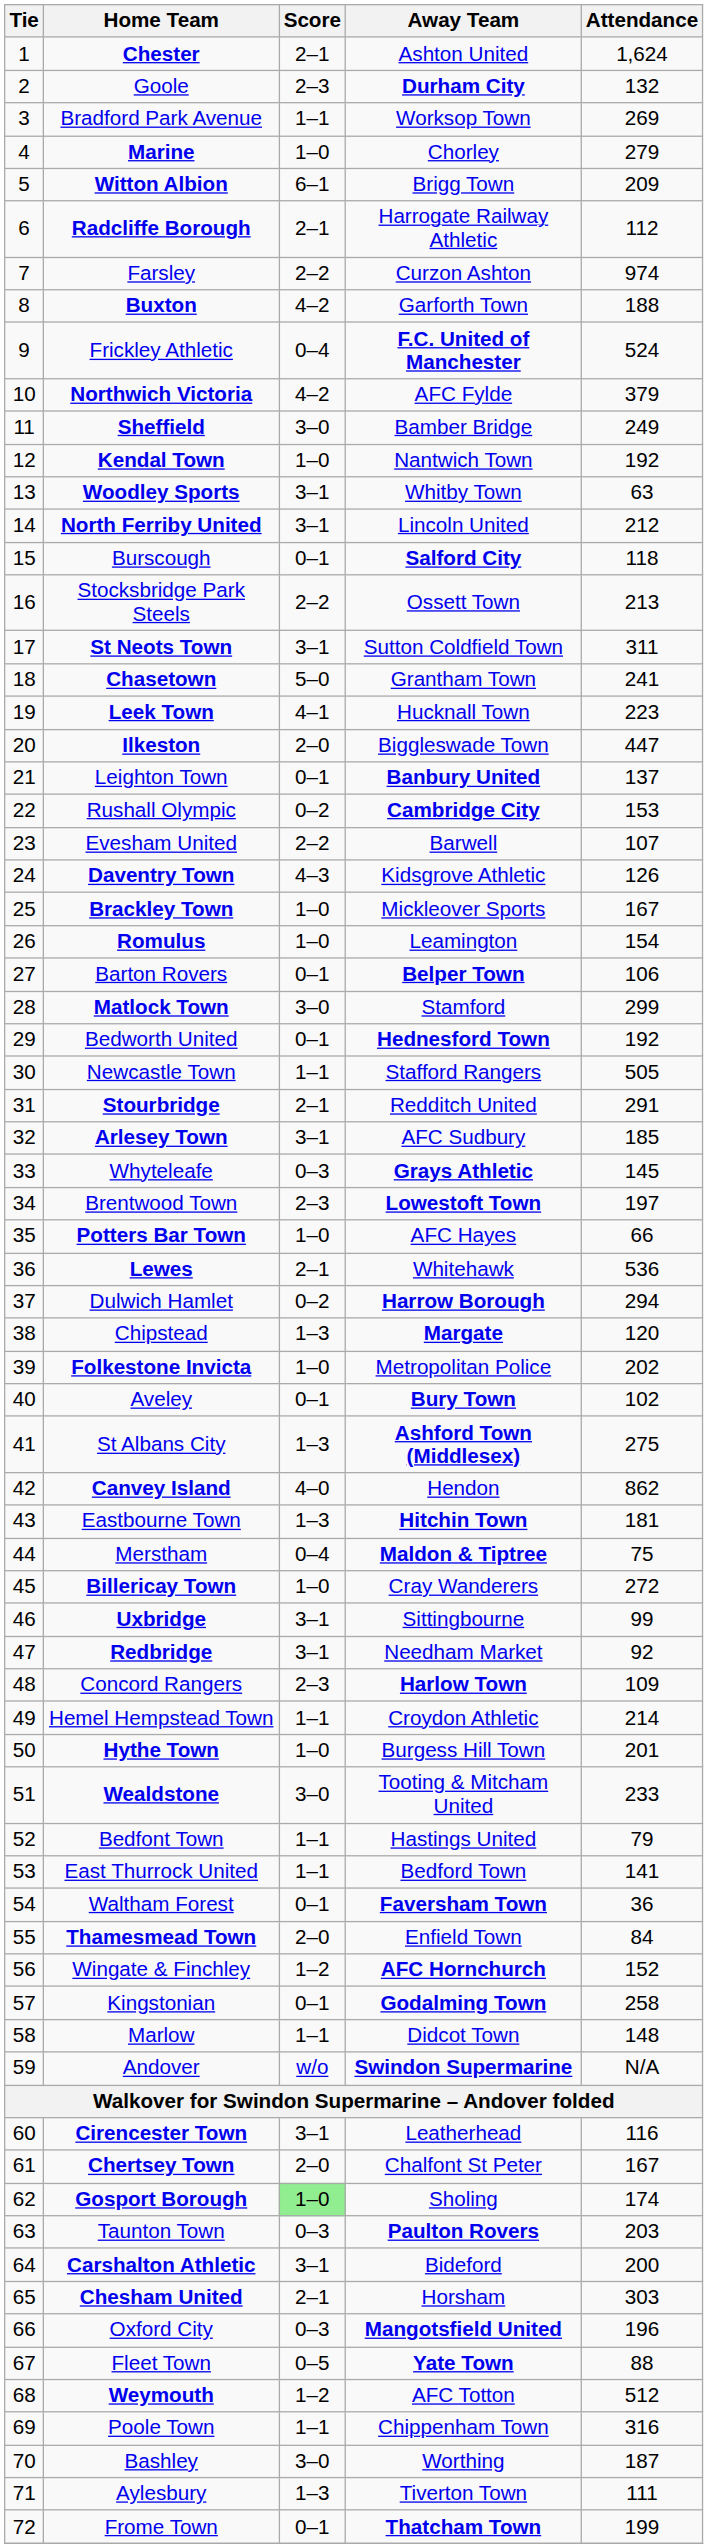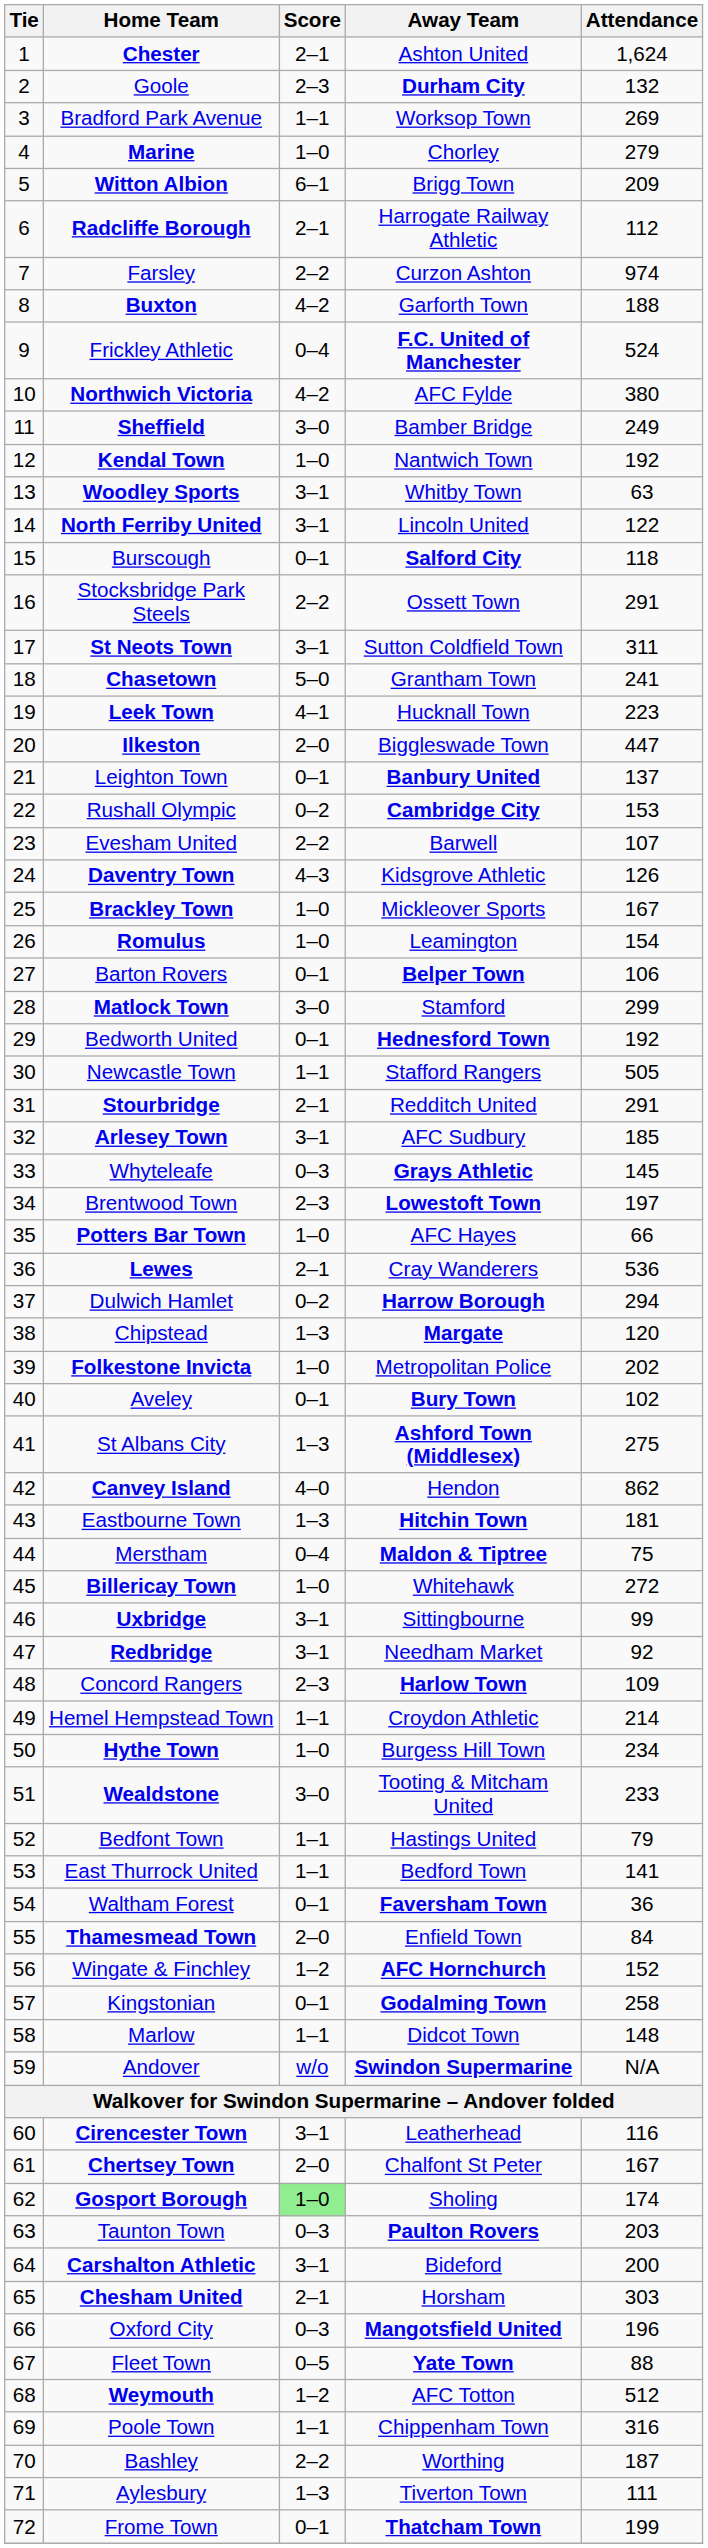(642, 394) 379 -> (642, 394) 380
(642, 525) 212 -> (642, 525) 122
(642, 602) 213 -> (642, 602) 291
(463, 1268) Whitehawk -> (463, 1268) Cray Wanderers
(463, 1586) Cray Wanderers -> (463, 1586) Whitehawk
(642, 1750) 201 -> (642, 1750) 234
(312, 2461) 3–0 -> (312, 2461) 2–2
